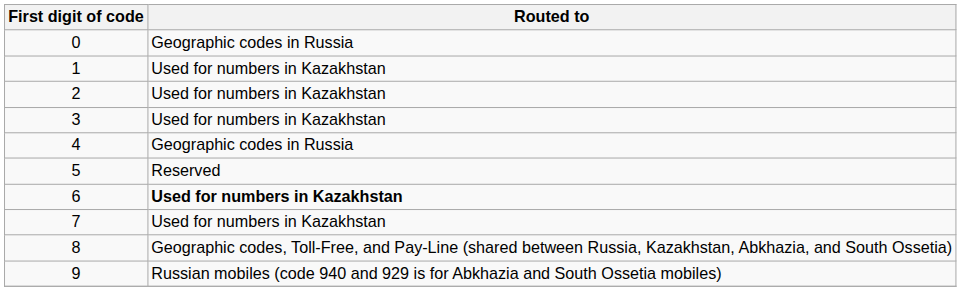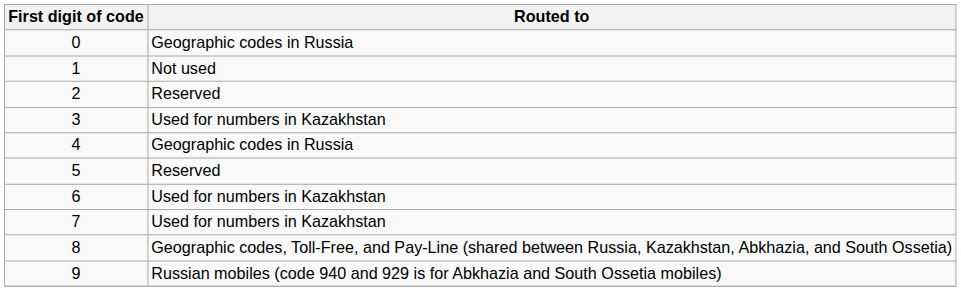(268, 68) Used for numbers in Kazakhstan -> (184, 68) Not used
(268, 94) Used for numbers in Kazakhstan -> (186, 94) Reserved
(277, 196) bold -> (268, 196) normal
